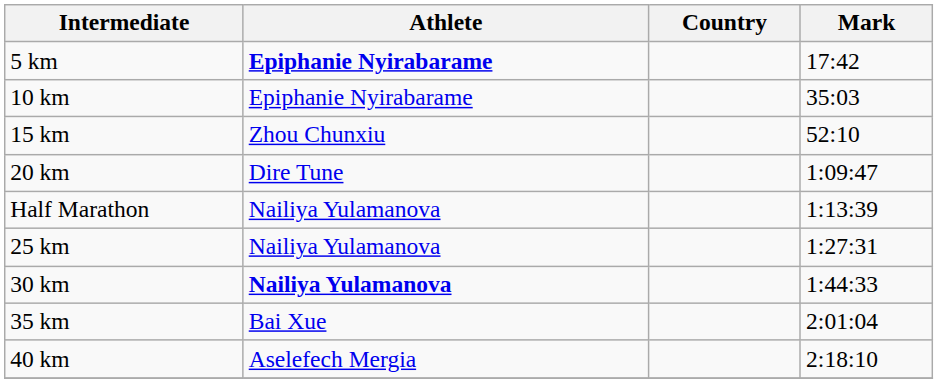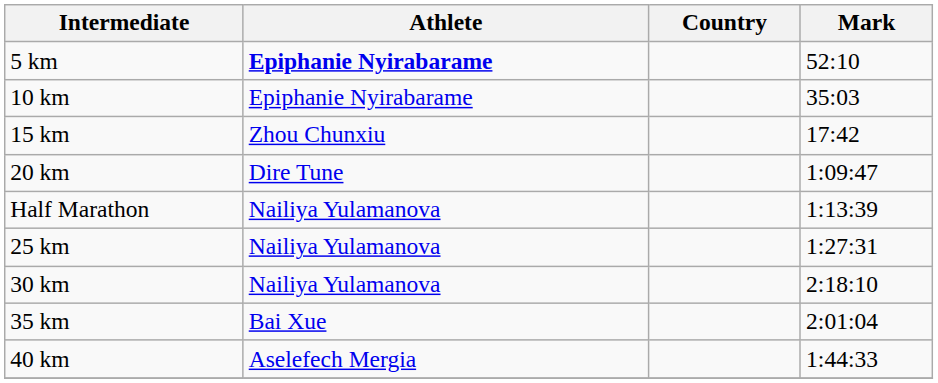(833, 60) 17:42 -> (833, 60) 52:10
(833, 135) 52:10 -> (833, 135) 17:42
(350, 284) bold -> (345, 284) normal
(842, 284) 1:44:33 -> (842, 284) 2:18:10
(842, 358) 2:18:10 -> (842, 358) 1:44:33
